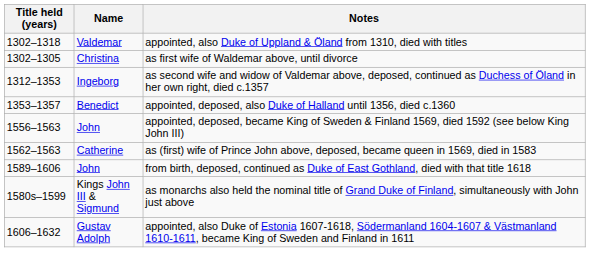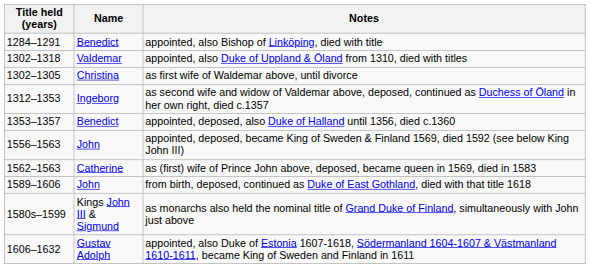+ row: (264, 42)
